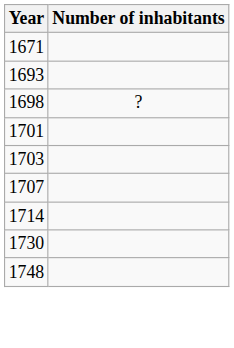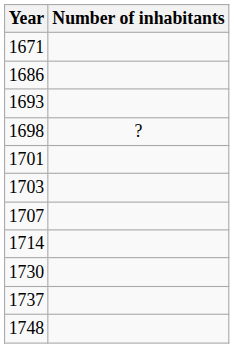+ row: (26, 74)
+ row: (26, 300)
